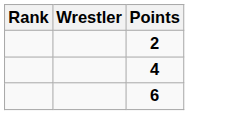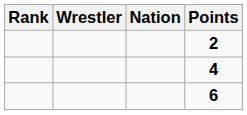+ column: (155, 17)
